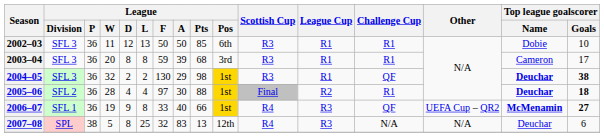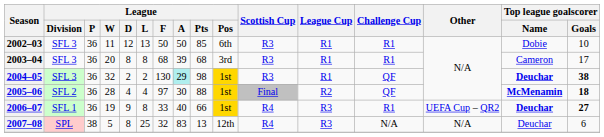(163, 60) 59 -> (163, 60) 68
(181, 76) no background -> (181, 76) paleturquoise background
(389, 92) R1 -> (389, 92) QF
(535, 92) Deuchar -> (535, 92) McMenamin
(389, 108) QF -> (389, 108) R1
(535, 108) McMenamin -> (535, 108) Deuchar
